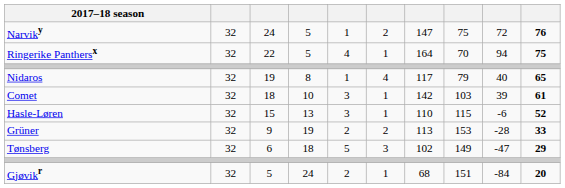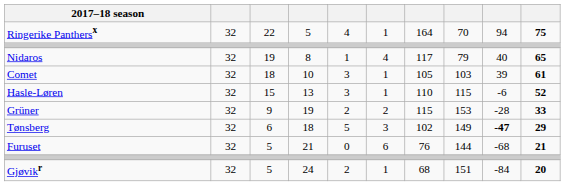- row: (25, 32)
(424, 95) 142 -> (424, 74) 105
(424, 131) 113 -> (424, 110) 115
(502, 148) normal -> (502, 128) bold
+ row: (24, 145)
